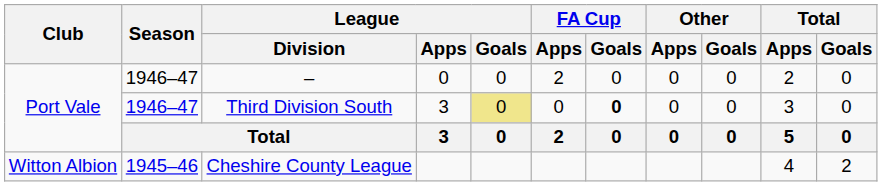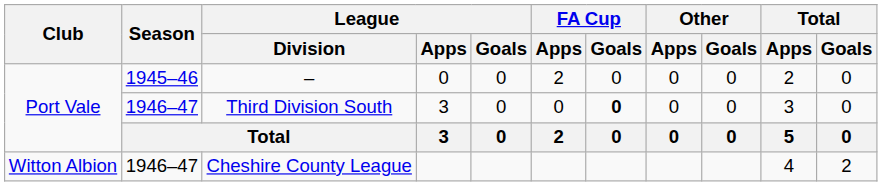(162, 78) 1946–47 -> (162, 78) 1945–46
(501, 107) khaki background -> (501, 107) no background
(162, 166) 1945–46 -> (162, 166) 1946–47
